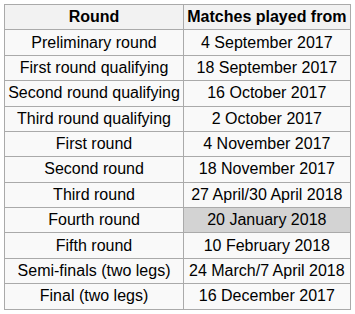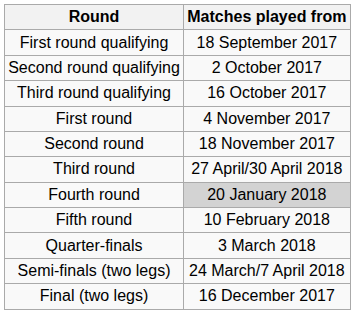- row: (94, 42)
(267, 93) 16 October 2017 -> (267, 67) 2 October 2017
(267, 118) 2 October 2017 -> (267, 93) 16 October 2017
+ row: (94, 245)
